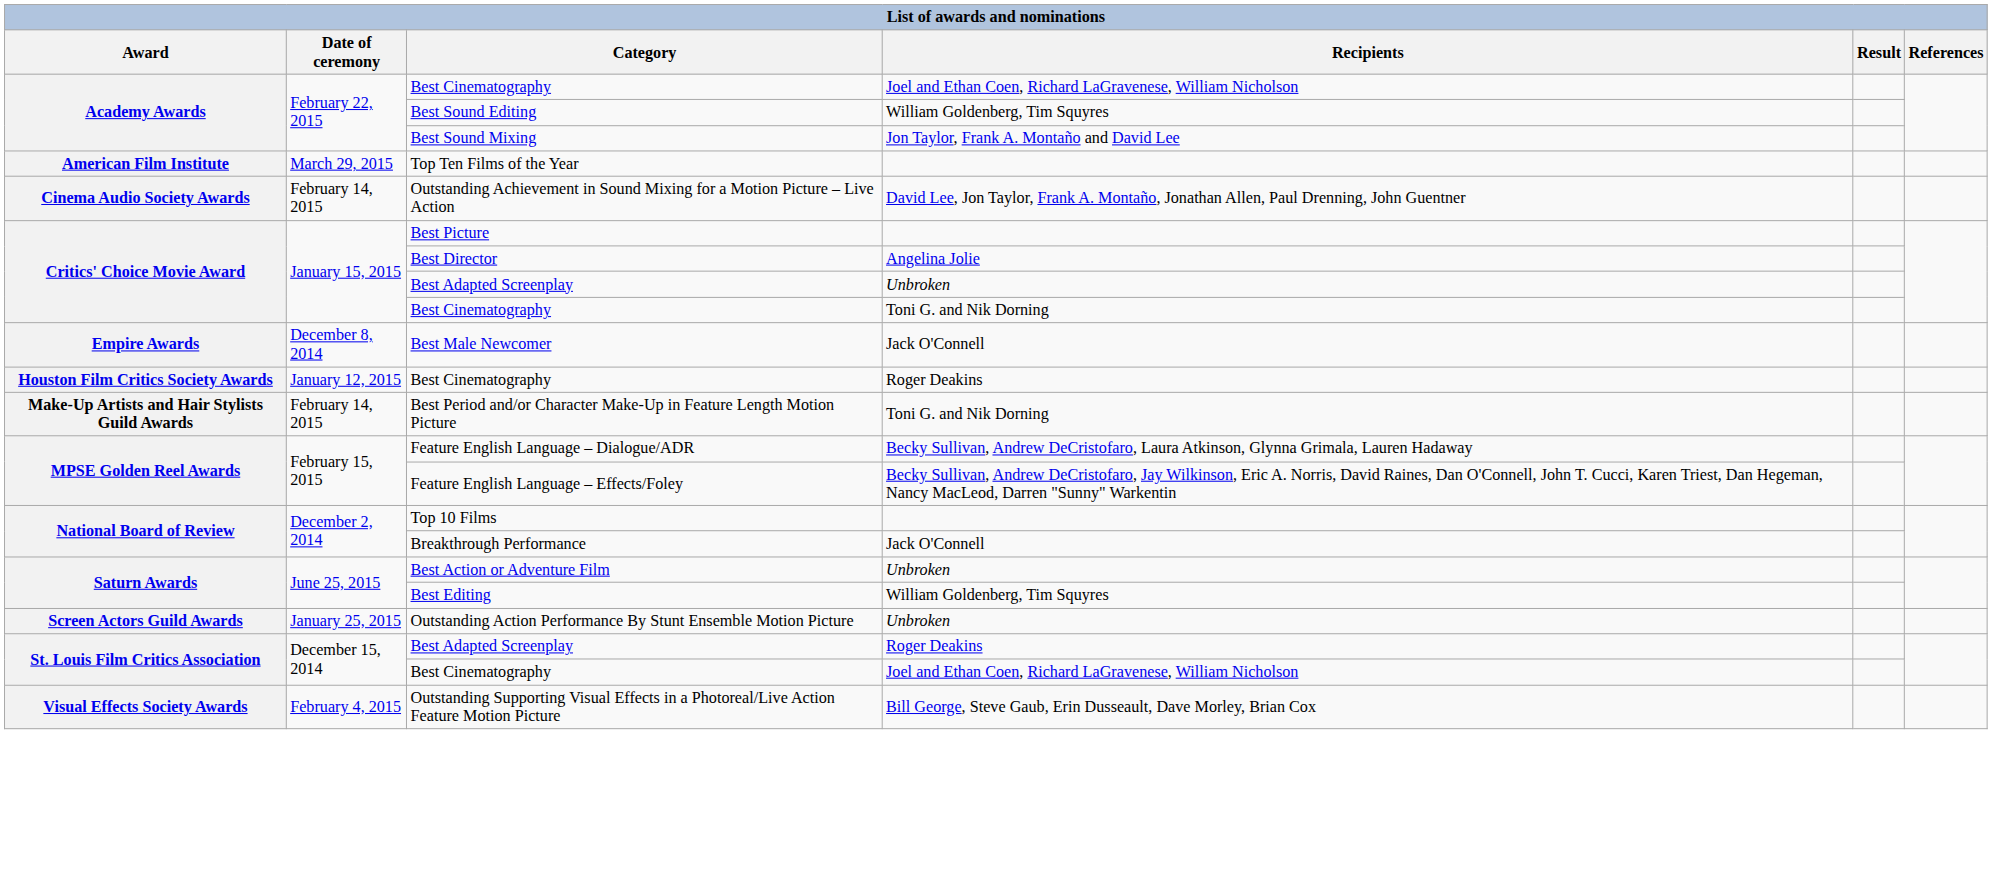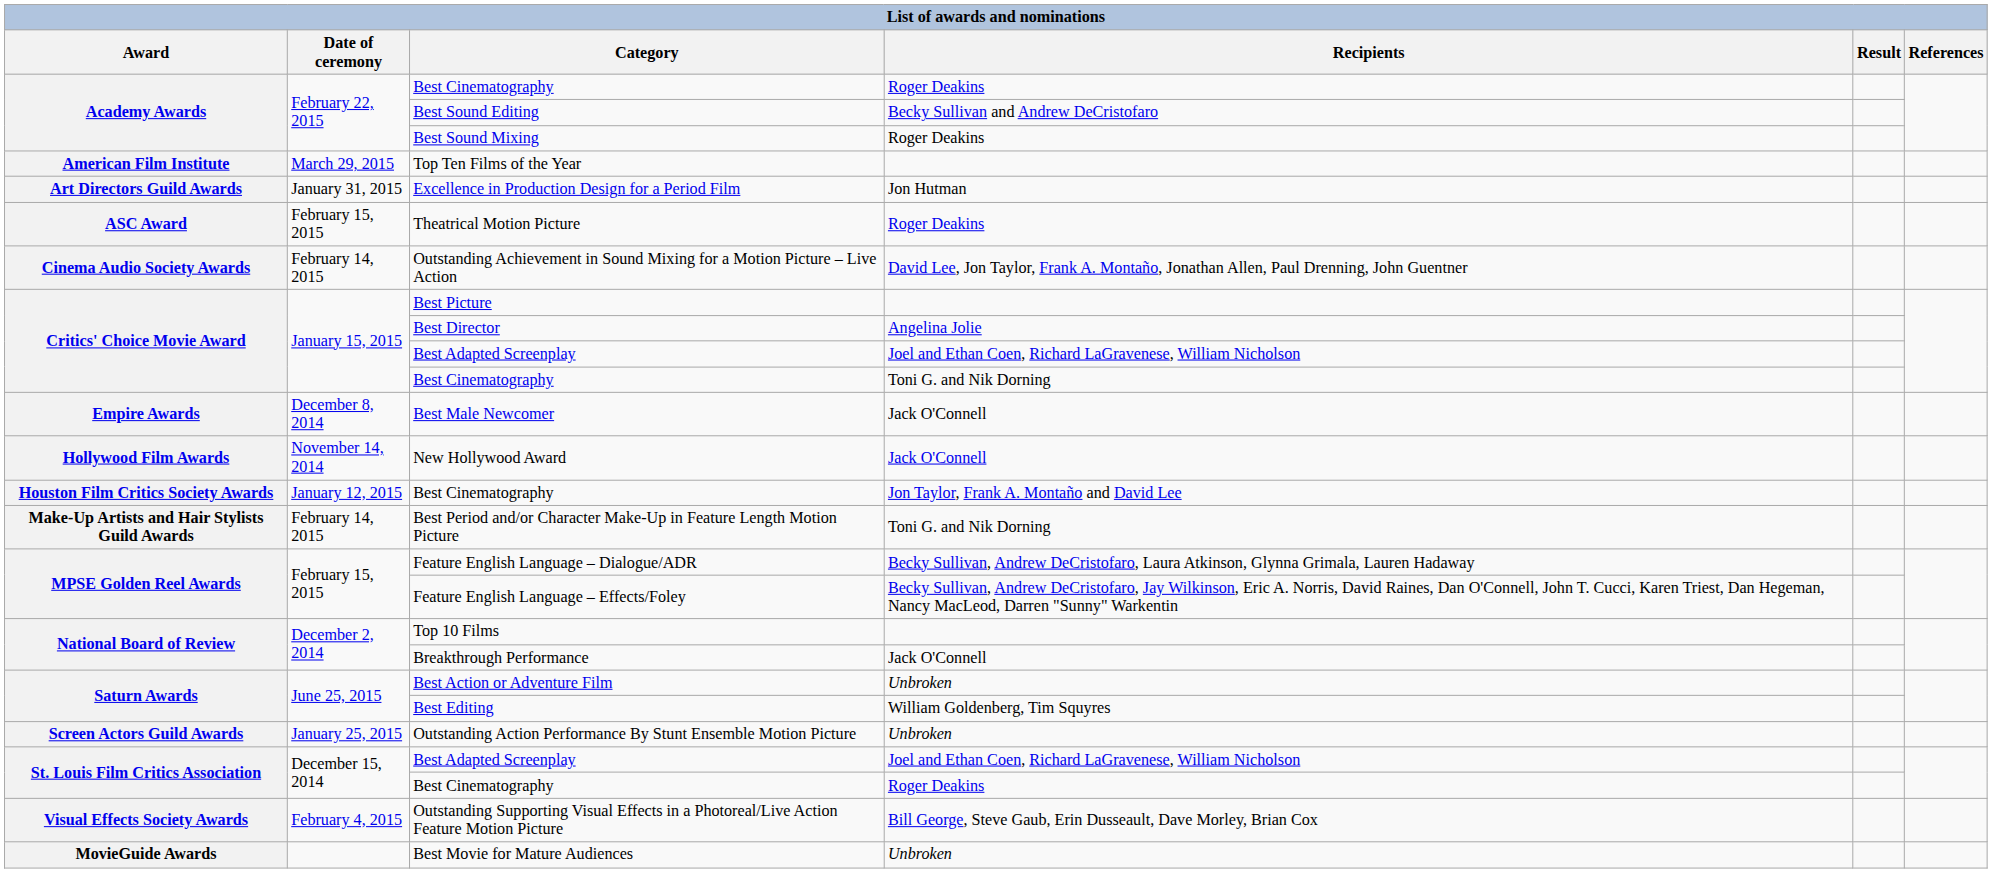(1092, 86) Joel and Ethan Coen, Richard LaGravenese, William Nicholson -> (936, 86) Roger Deakins
(997, 112) William Goldenberg, Tim Squyres -> (1023, 112) Becky Sullivan and Andrew DeCristofaro
(1033, 138) Jon Taylor, Frank A. Montaño and David Lee -> (936, 138) Roger Deakins
+ row: (146, 189)
+ row: (146, 223)
(918, 284) Unbroken -> (1094, 353) Joel and Ethan Coen, Richard LaGravenese, William Nicholson
+ row: (146, 457)
(934, 379) Roger Deakins -> (1035, 492) Jon Taylor, Frank A. Montaño and David Lee
(934, 646) Roger Deakins -> (1094, 759) Joel and Ethan Coen, Richard LaGravenese, William Nicholson
(1092, 672) Joel and Ethan Coen, Richard LaGravenese, William Nicholson -> (936, 785) Roger Deakins
+ row: (146, 854)
